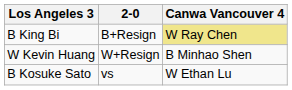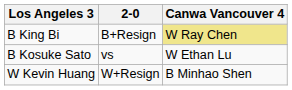rows swapped: (51, 54) <-> (49, 74)
